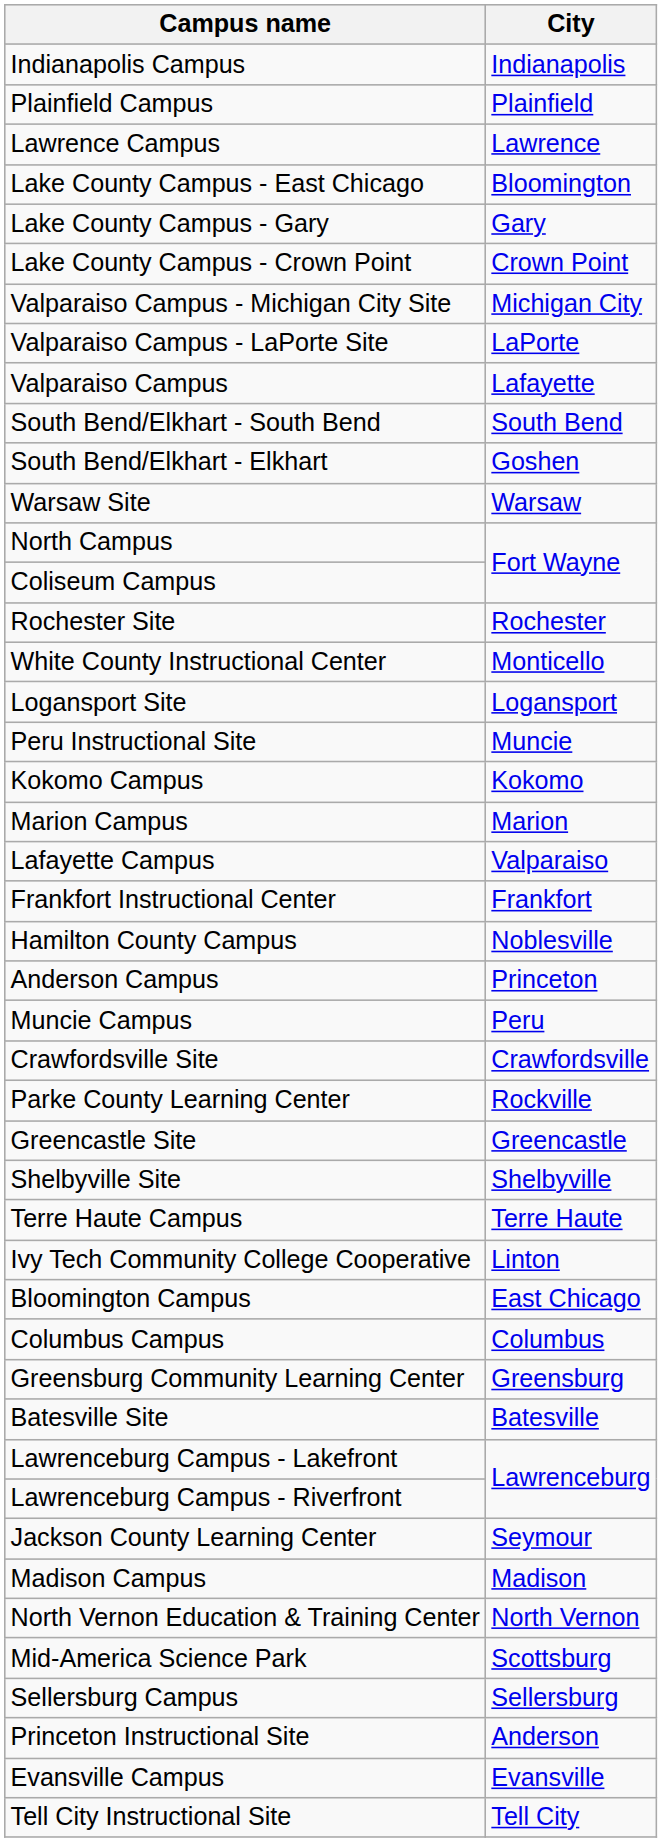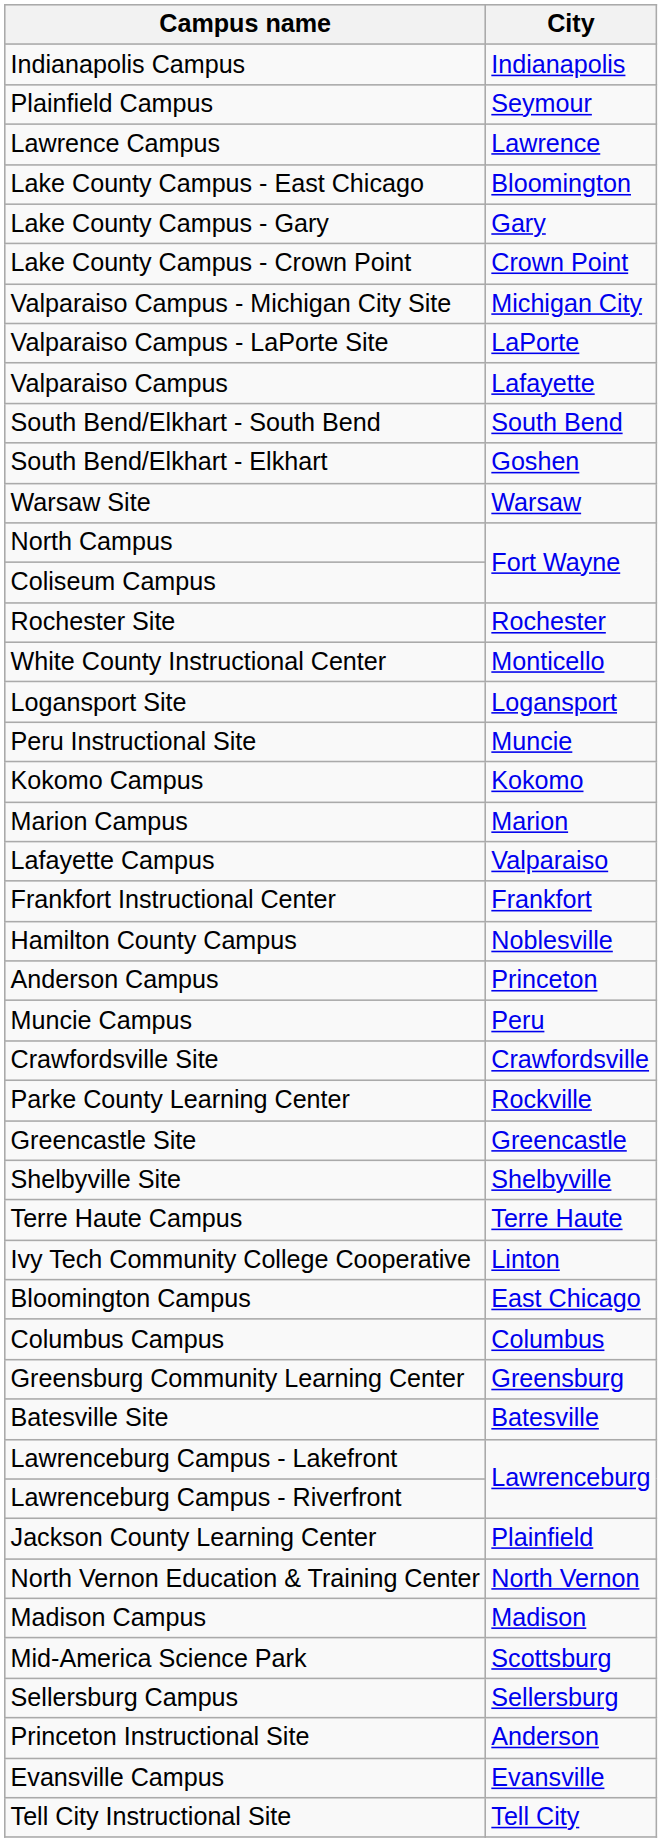(542, 104) Plainfield -> (542, 104) Seymour
(542, 1538) Seymour -> (542, 1538) Plainfield
rows swapped: (245, 1617) <-> (108, 1578)
